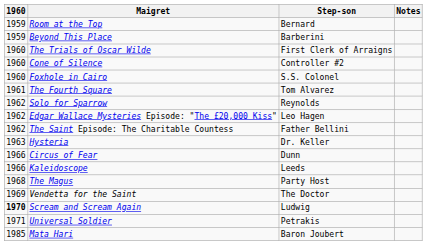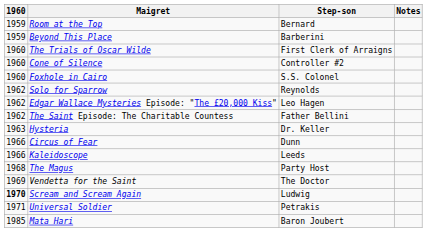- row: (71, 90)
